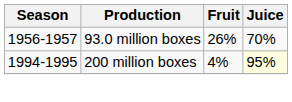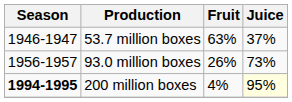+ row: (142, 39)
(261, 39) 70% -> (261, 62) 73%
(43, 62) normal -> (43, 85) bold
